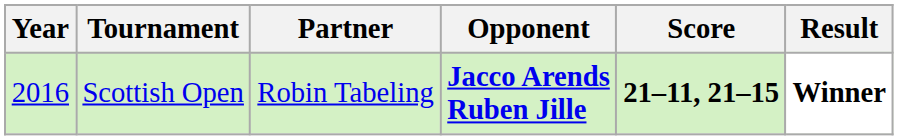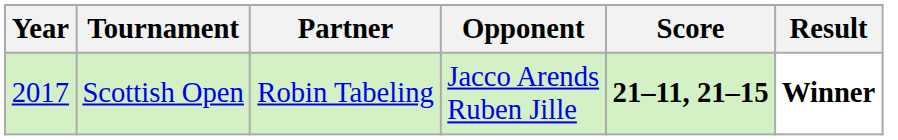(40, 92) 2016 -> (40, 92) 2017
(529, 92) bold -> (523, 92) normal
